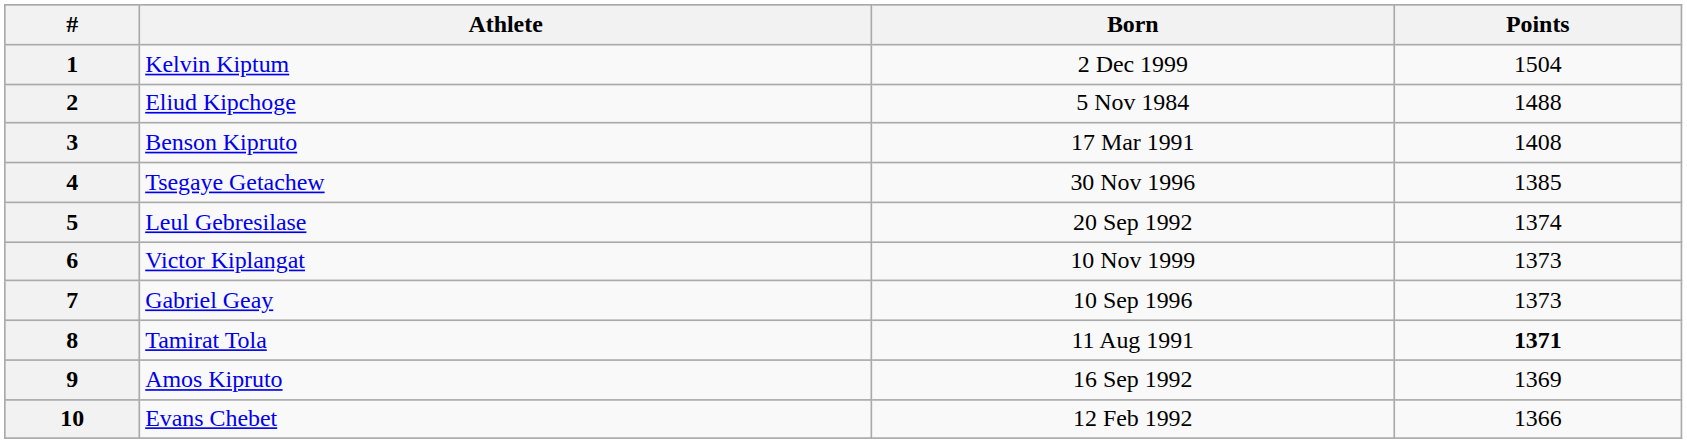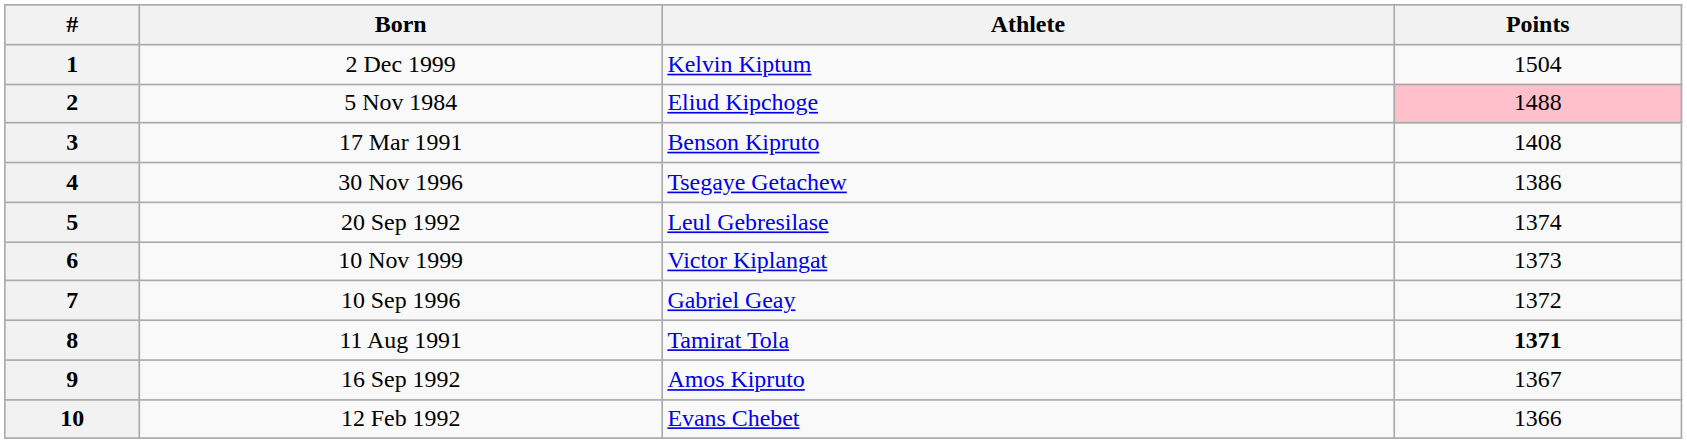columns swapped: (506, 24) <-> (1133, 24)
(1538, 103) no background -> (1538, 103) pink background
(1538, 182) 1385 -> (1538, 182) 1386
(1538, 300) 1373 -> (1538, 300) 1372
(1538, 379) 1369 -> (1538, 379) 1367
